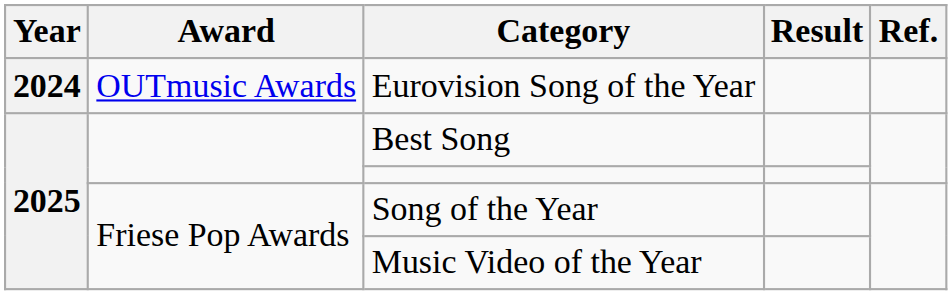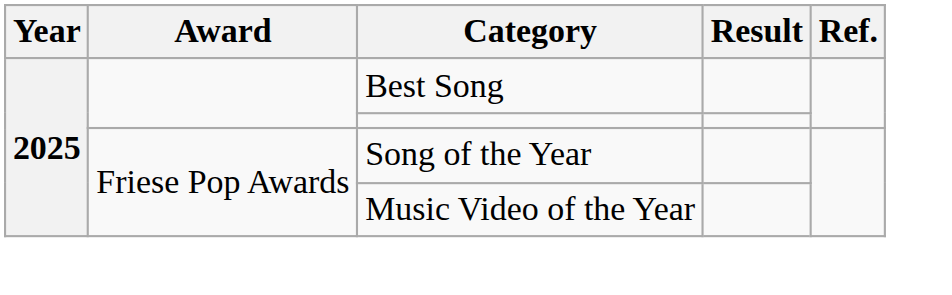- row: (563, 85)
